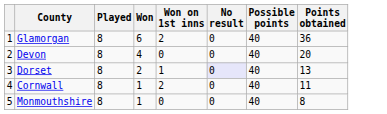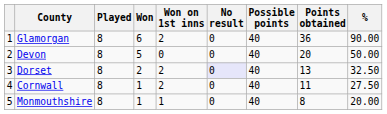+ column: (365, 18)
(139, 55) 4 -> (139, 55) 5
(161, 70) 1 -> (161, 70) 2
(161, 102) 0 -> (161, 102) 1
